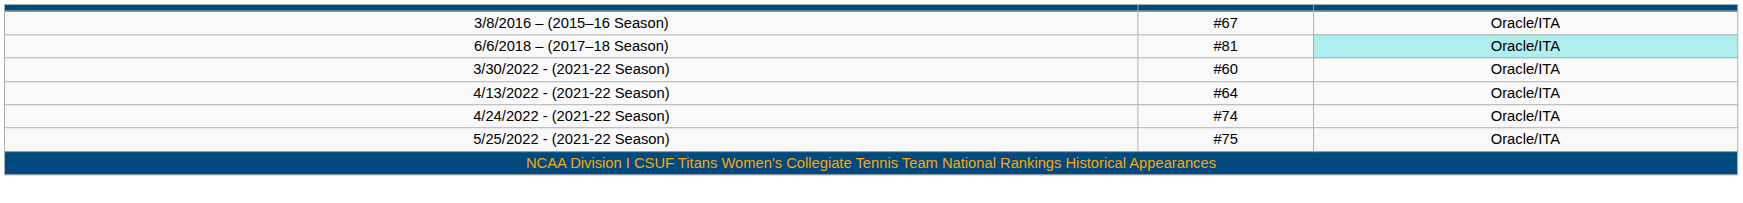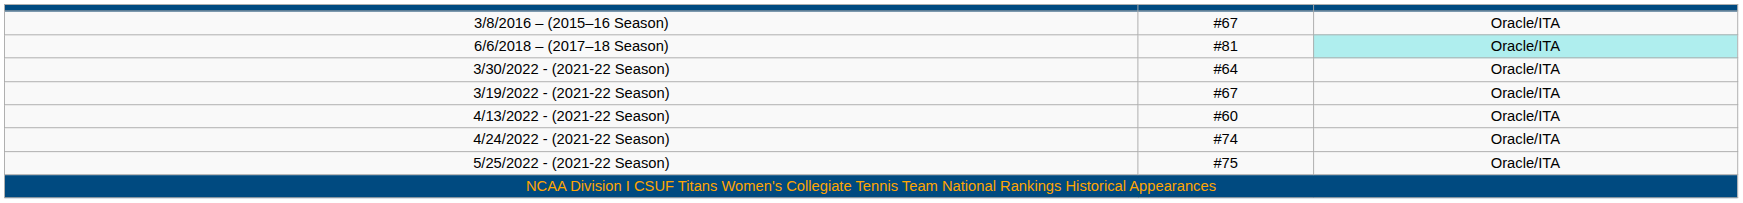(1226, 69) #60 -> (1226, 69) #64
+ row: (571, 92)
(1226, 92) #64 -> (1226, 116) #60
